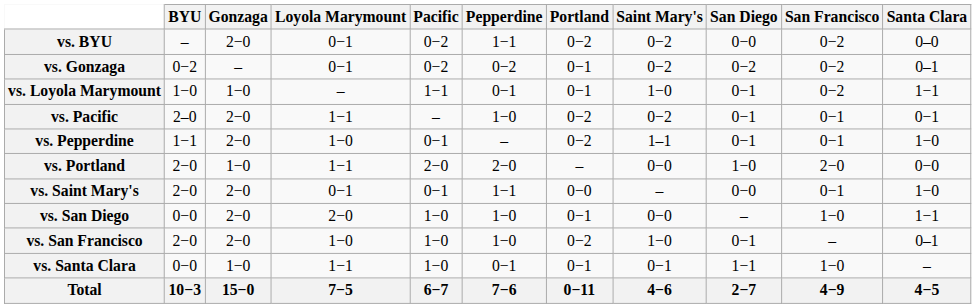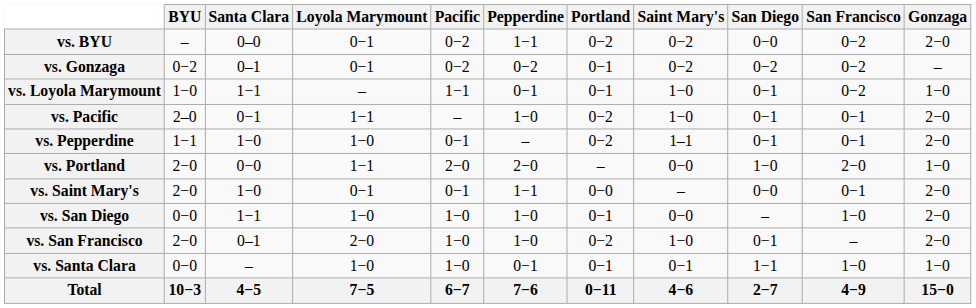columns swapped: (238, 16) <-> (927, 16)
(660, 116) 0−2 -> (681, 116) 1−0
(341, 215) 2−0 -> (362, 215) 1−0
(341, 240) 1−0 -> (362, 240) 2−0
(341, 265) 1−1 -> (362, 265) 1−0
